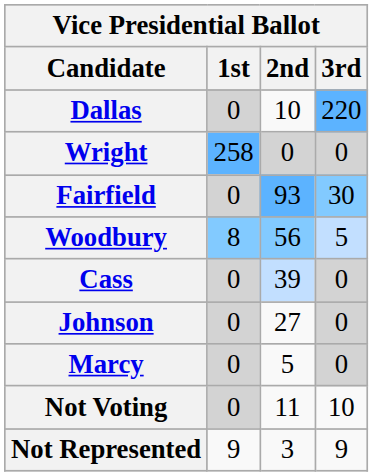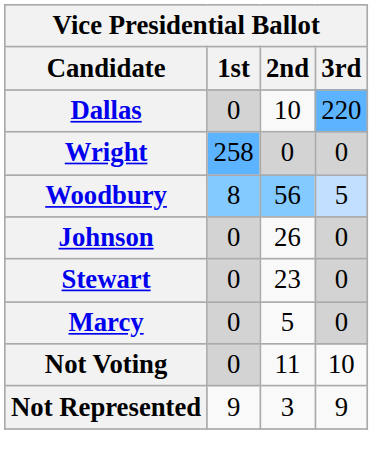- row: (106, 195)
- row: (106, 279)
(287, 322) 27 -> (287, 237) 26
+ row: (106, 279)
